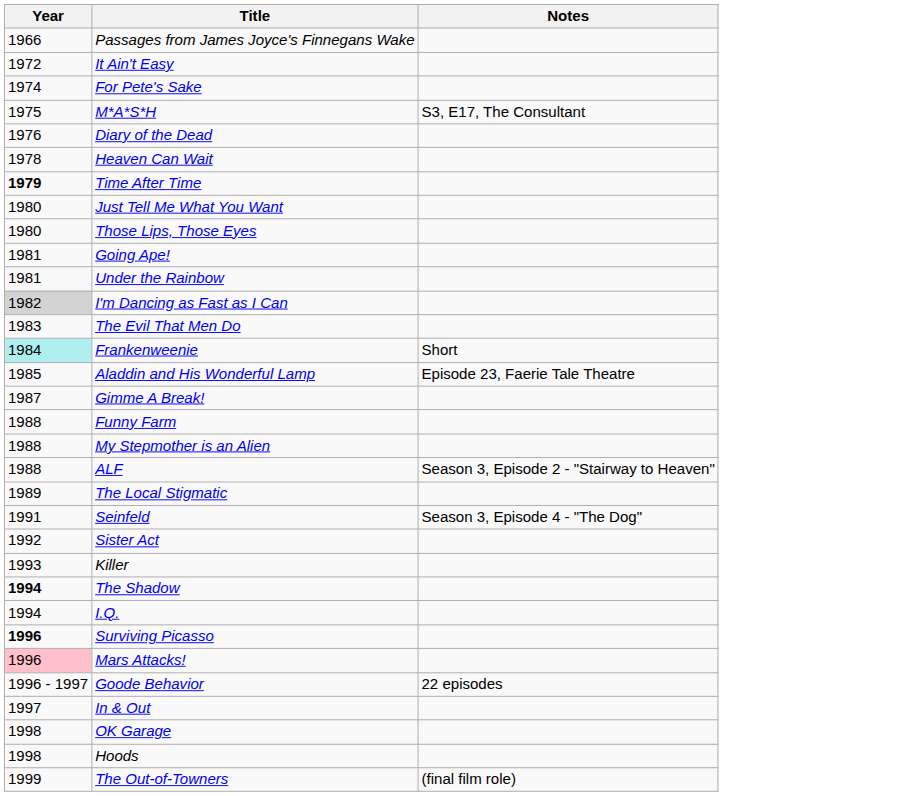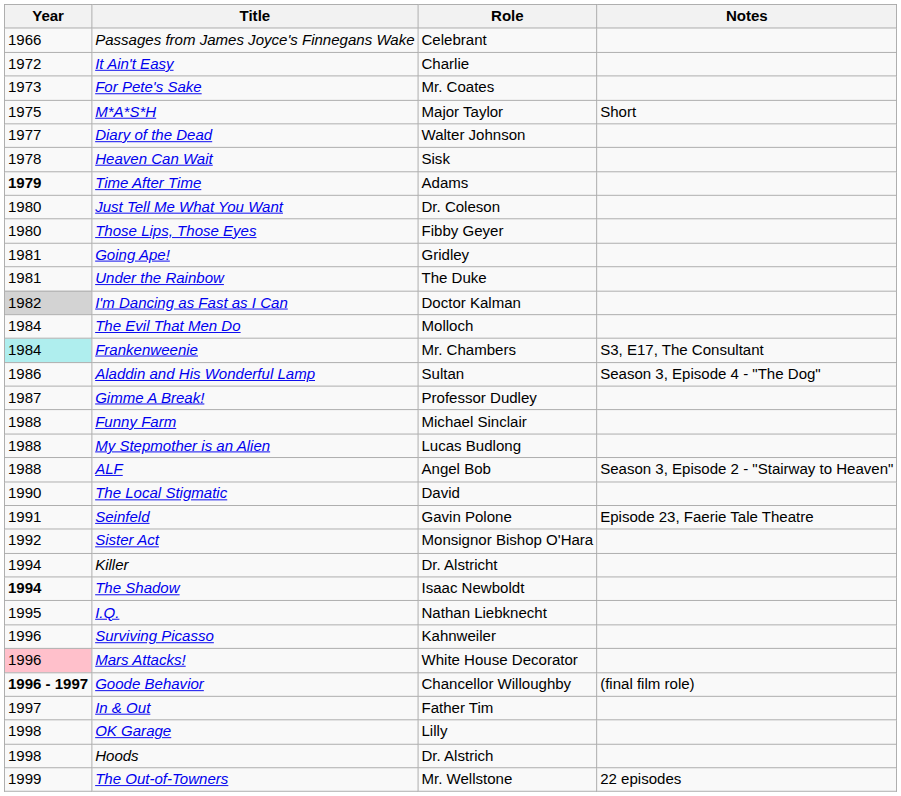+ column: (507, 16)
(25, 87) 1974 -> (25, 87) 1973
(503, 111) S3, E17, The Consultant -> (618, 111) Short
(25, 135) 1976 -> (25, 135) 1977
(25, 326) 1983 -> (25, 326) 1984
(439, 350) Short -> (682, 350) S3, E17, The Consultant
(25, 374) 1985 -> (25, 374) 1986
(528, 374) Episode 23, Faerie Tale Theatre -> (710, 374) Season 3, Episode 4 - "The Dog"
(25, 493) 1989 -> (25, 493) 1990
(532, 517) Season 3, Episode 4 - "The Dog" -> (707, 517) Episode 23, Faerie Tale Theatre
(25, 565) 1993 -> (25, 565) 1994
(25, 612) 1994 -> (25, 612) 1995
(25, 636) bold -> (25, 636) normal
(48, 684) normal -> (48, 684) bold
(462, 684) 22 episodes -> (647, 684) (final film role)
(469, 779) (final film role) -> (641, 779) 22 episodes
